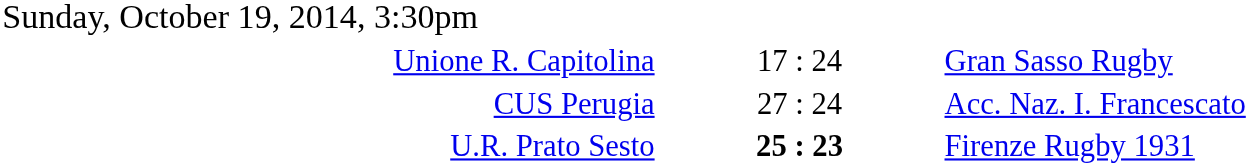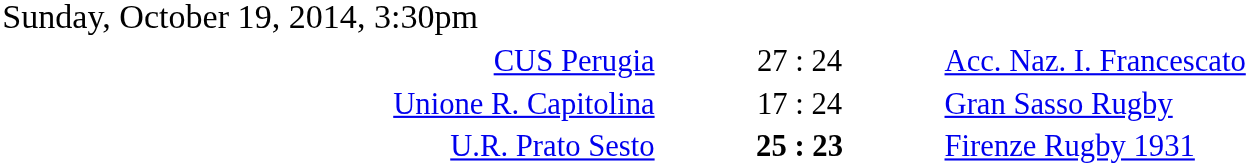rows swapped: (574, 103) <-> (524, 60)
